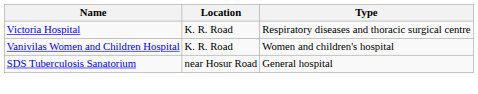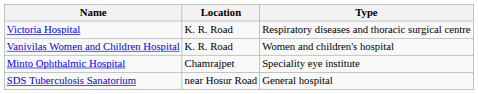+ row: (66, 64)
